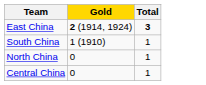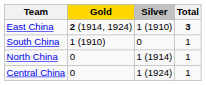+ column: (154, 12)
